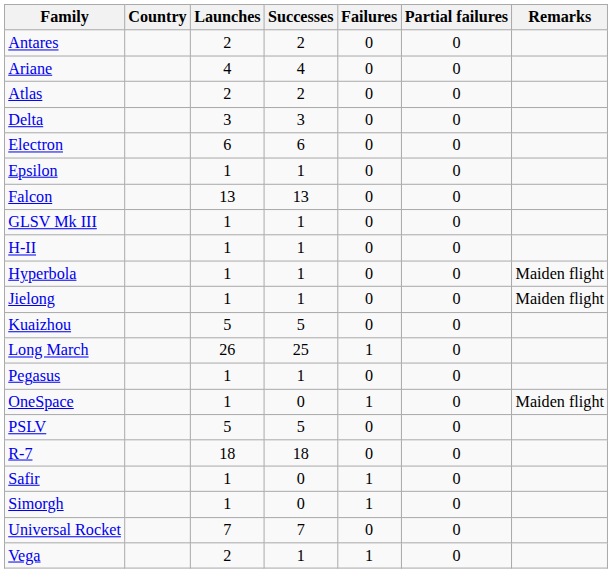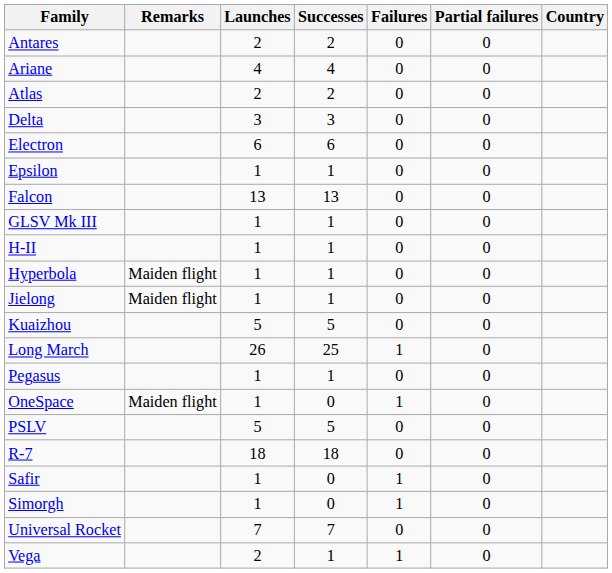columns swapped: (158, 17) <-> (560, 17)
